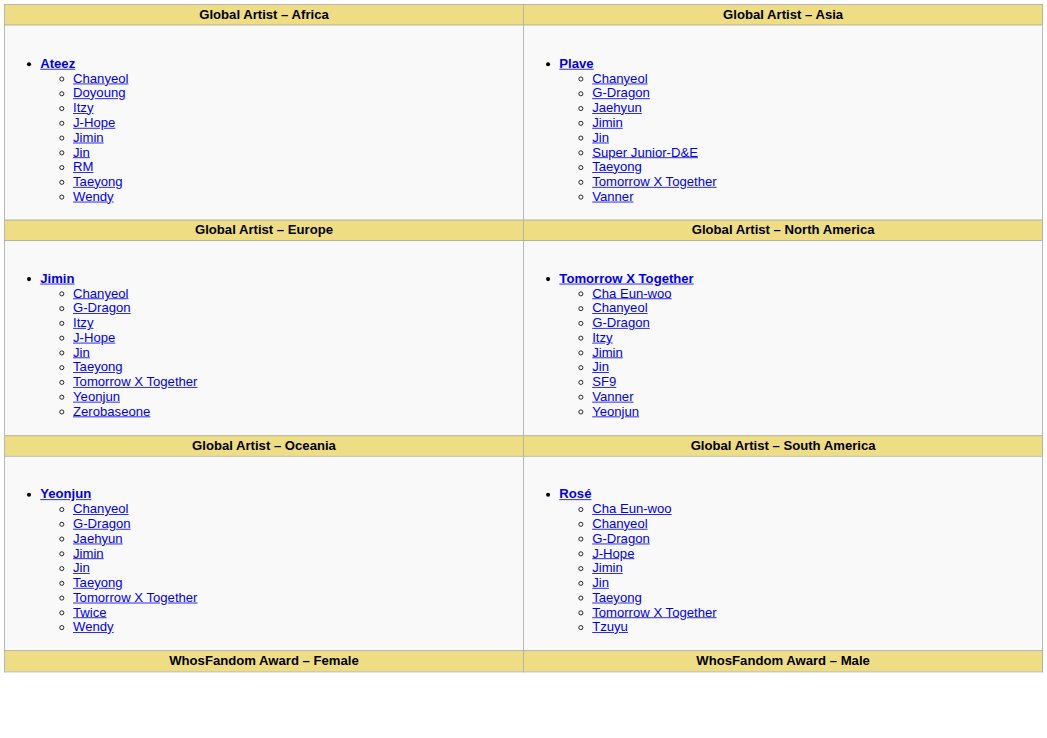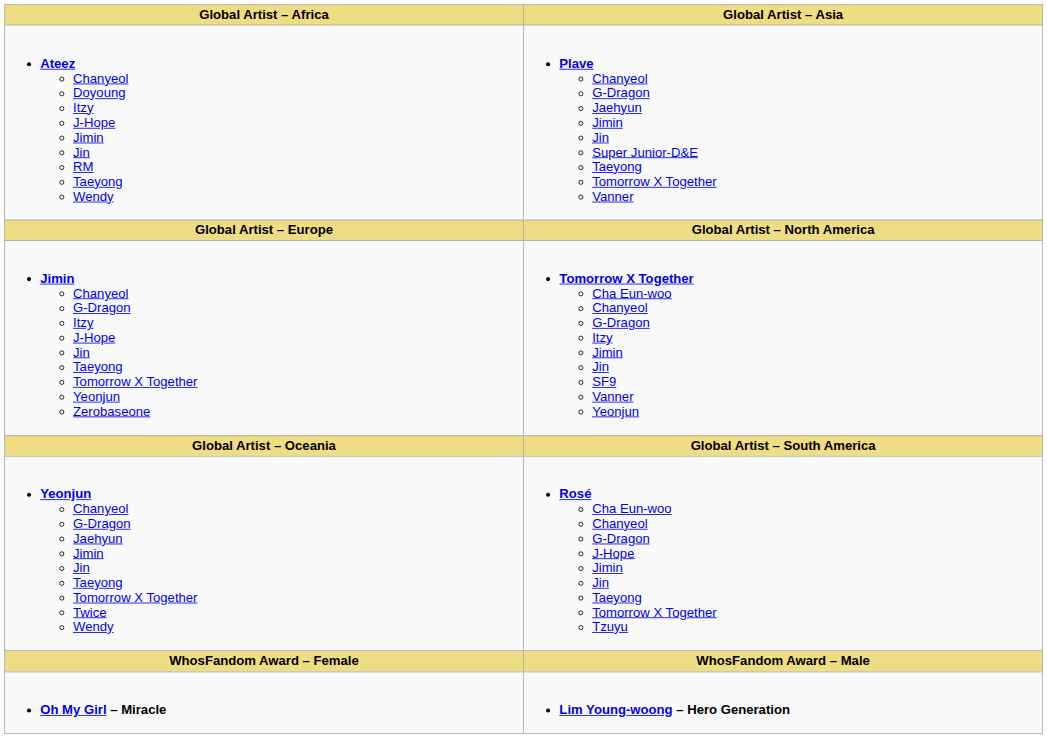+ row: (264, 710)
